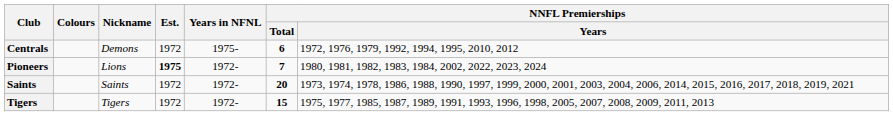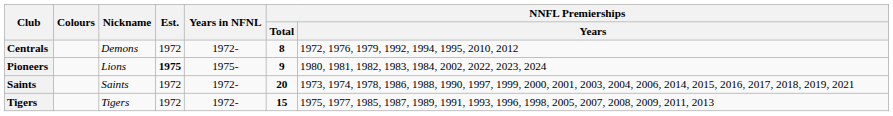(225, 48) 1975- -> (225, 48) 1972-
(282, 48) 6 -> (282, 48) 8
(225, 66) 1972- -> (225, 66) 1975-
(282, 66) 7 -> (282, 66) 9
